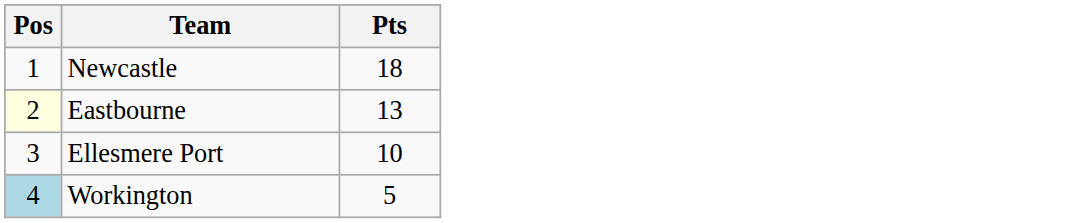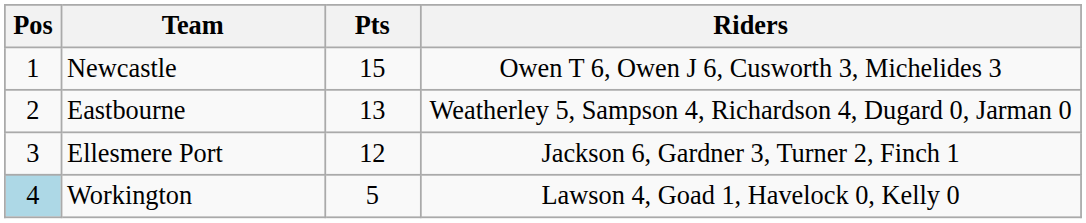+ column: (751, 25)
(390, 67) 18 -> (372, 67) 15
(33, 110) lightyellow background -> (33, 110) no background
(390, 152) 10 -> (372, 152) 12
